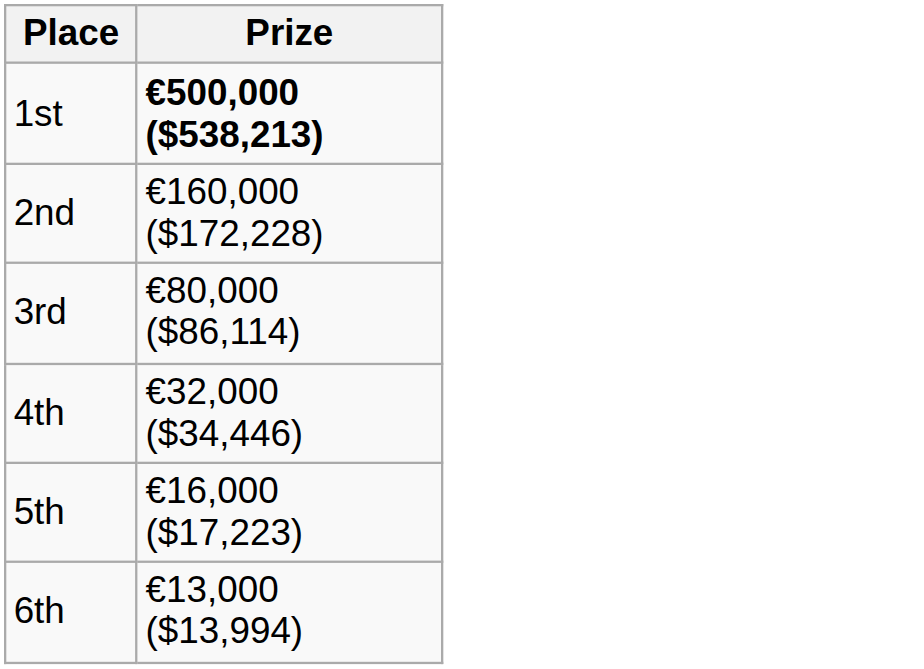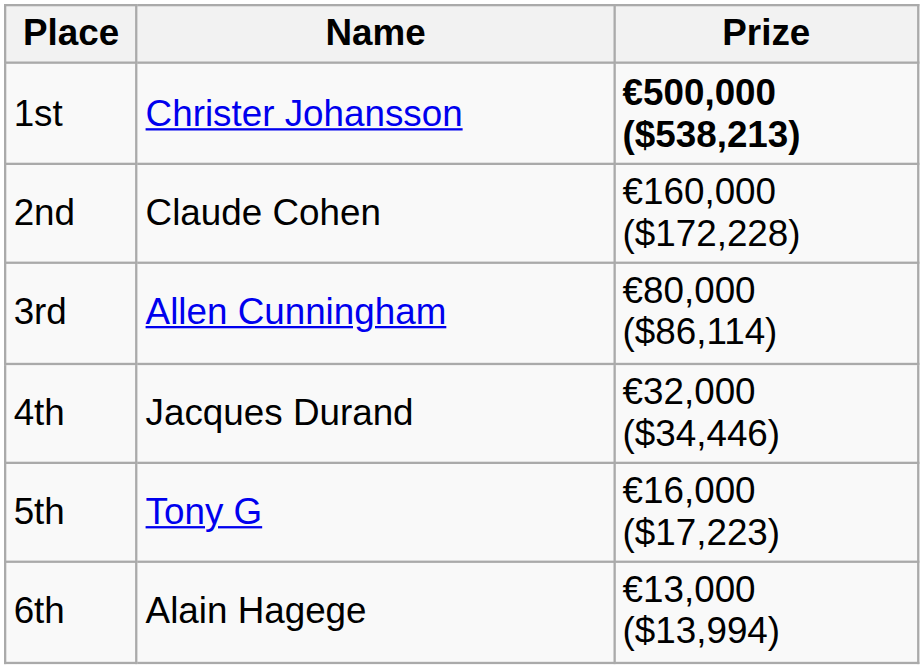+ column: (376, 33)
